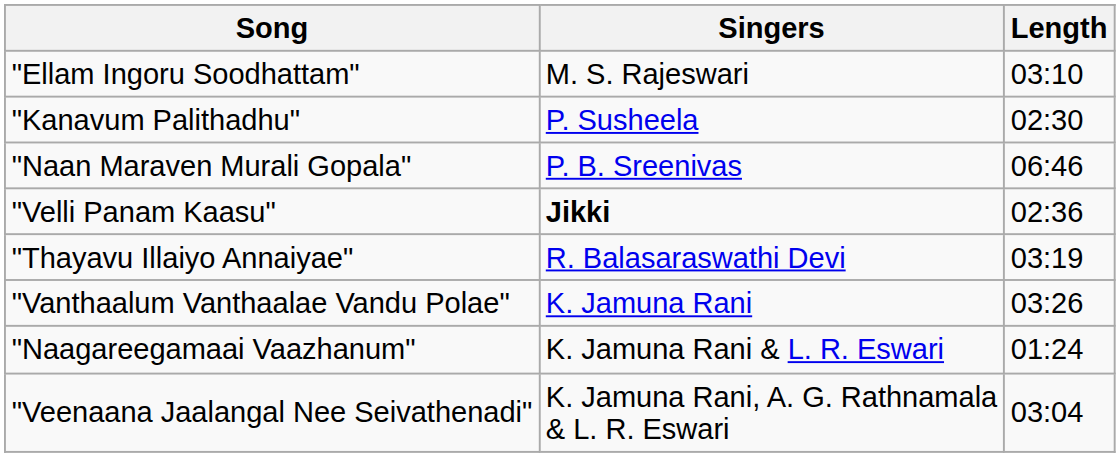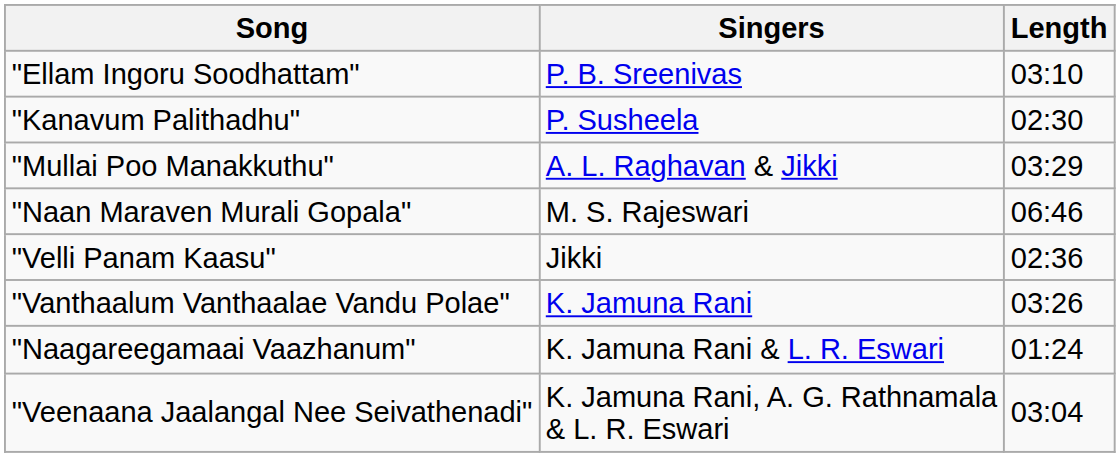(647, 74) M. S. Rajeswari -> (644, 74) P. B. Sreenivas
+ row: (173, 166)
(644, 166) P. B. Sreenivas -> (647, 212) M. S. Rajeswari
(578, 212) bold -> (574, 258) normal
- row: (182, 258)
